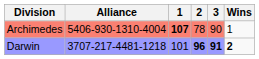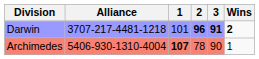rows swapped: (35, 29) <-> (23, 46)
